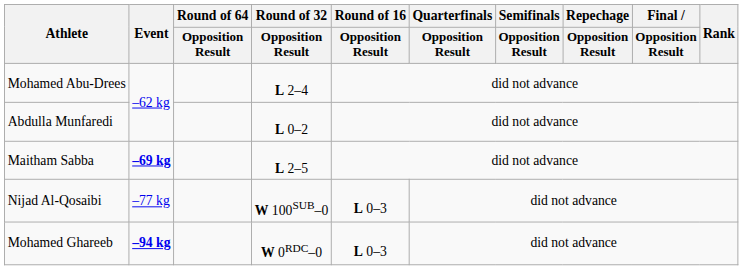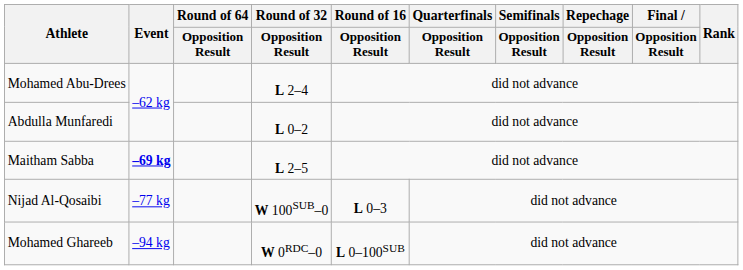(151, 243) bold -> (151, 243) normal
(370, 251) L 0–3 -> (370, 251) L 0–100SUB
